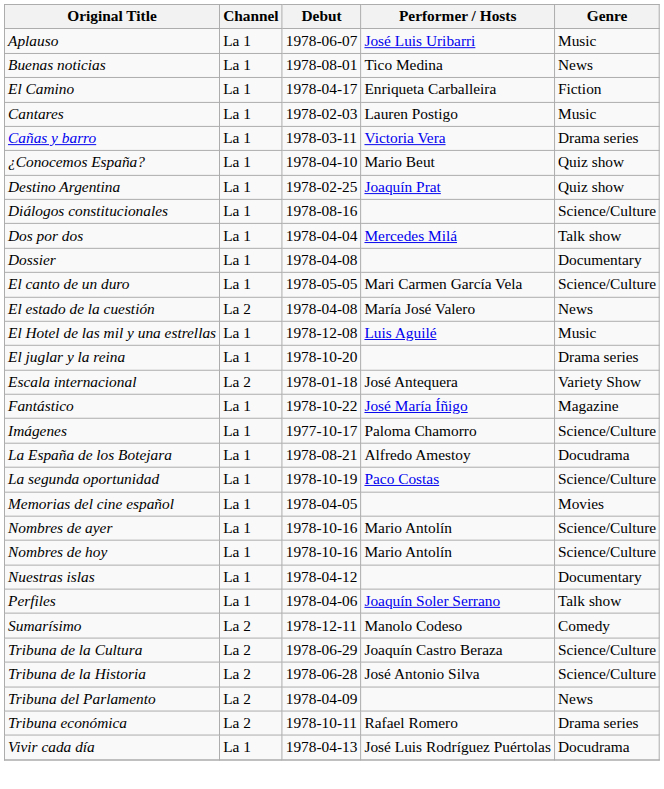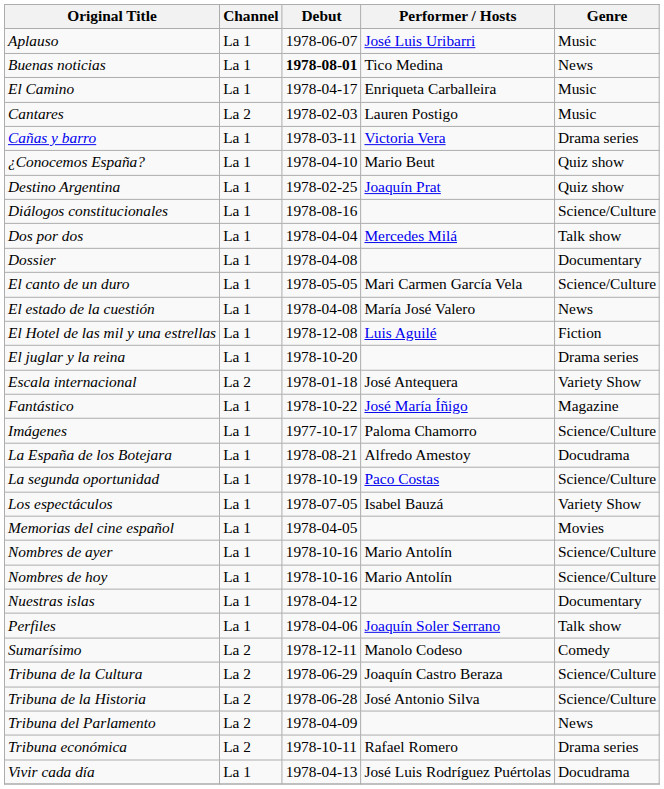(322, 65) normal -> (322, 65) bold
(580, 89) Fiction -> (577, 89) Music
(237, 114) La 1 -> (237, 114) La 2
(237, 308) La 2 -> (237, 308) La 1
(577, 333) Music -> (580, 333) Fiction
+ row: (60, 503)
